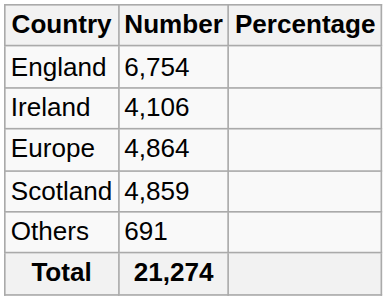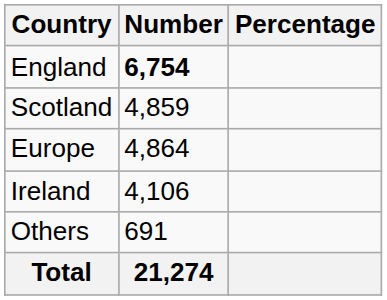(157, 66) normal -> (157, 66) bold
rows swapped: (62, 190) <-> (51, 107)
